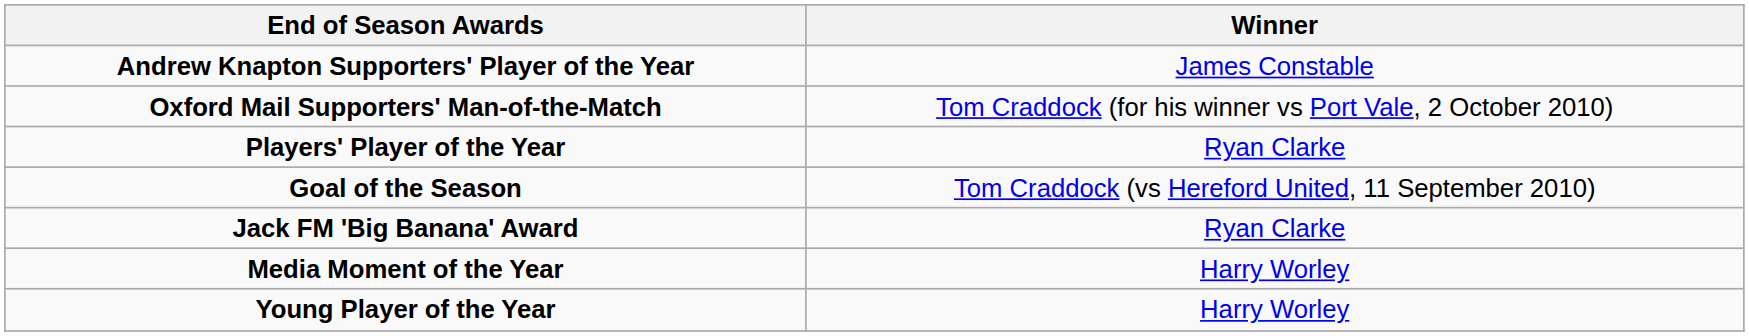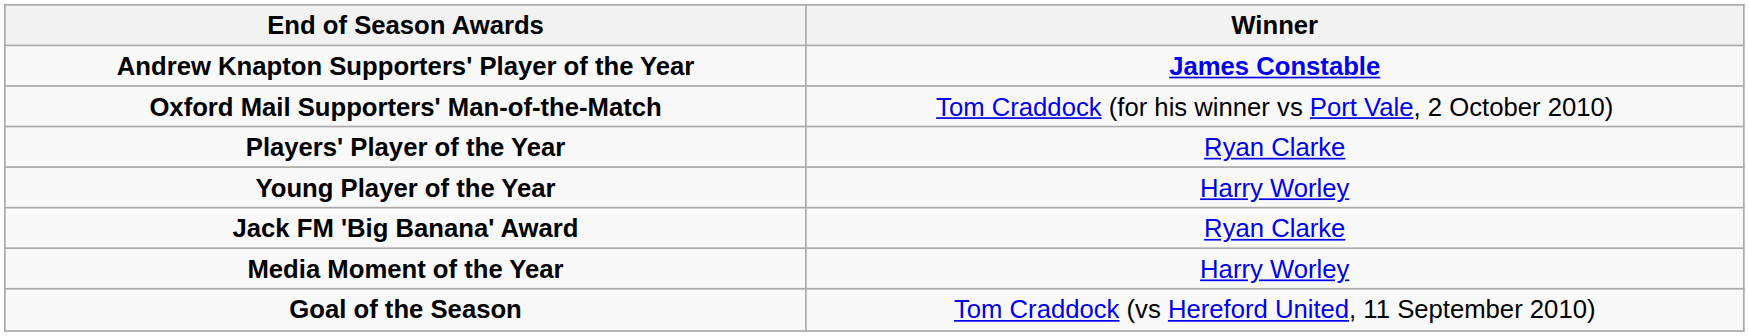(1275, 66) normal -> (1275, 66) bold
rows swapped: (406, 310) <-> (406, 188)
